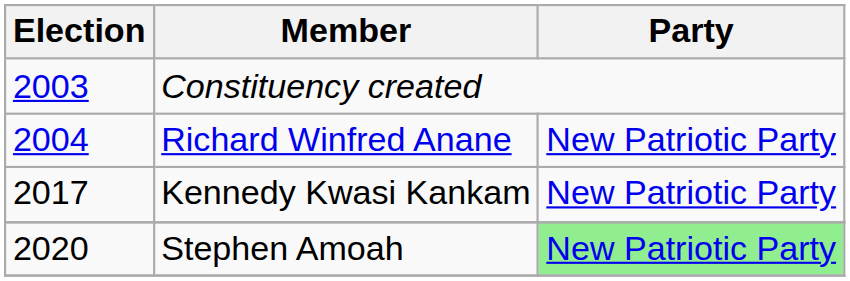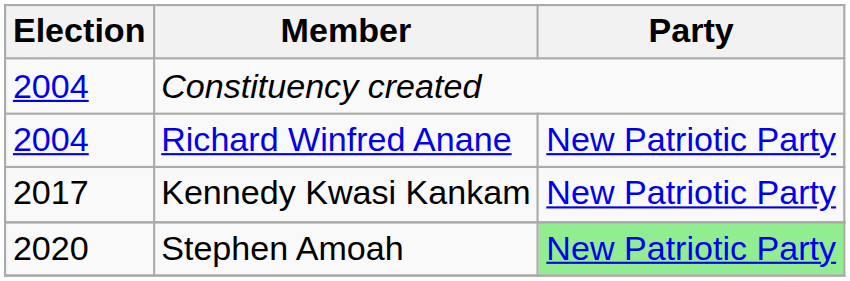(51, 85) 2003 -> (51, 85) 2004
